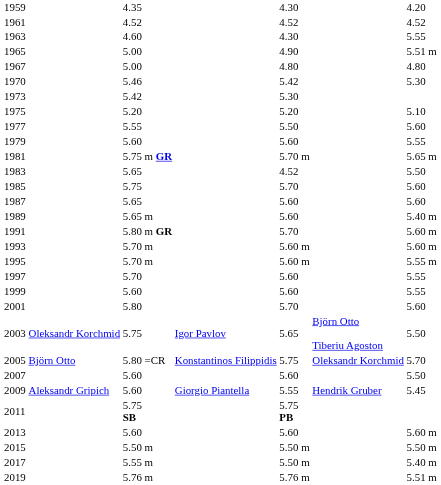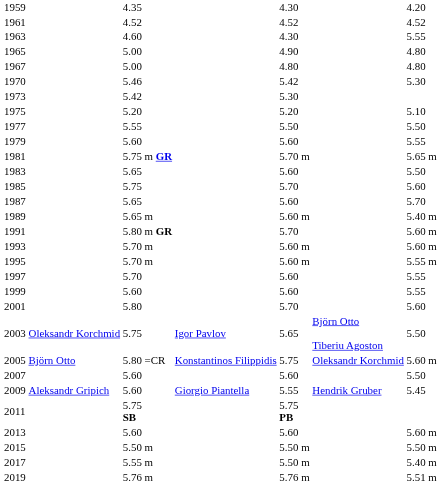(422, 52) 5.51 m -> (416, 52) 4.80
(416, 126) 5.60 -> (416, 126) 5.50
(289, 171) 4.52 -> (289, 171) 5.60
(416, 201) 5.60 -> (416, 201) 5.70
(289, 216) 5.60 -> (294, 216) 5.60 m
(416, 360) 5.70 -> (422, 360) 5.60 m
